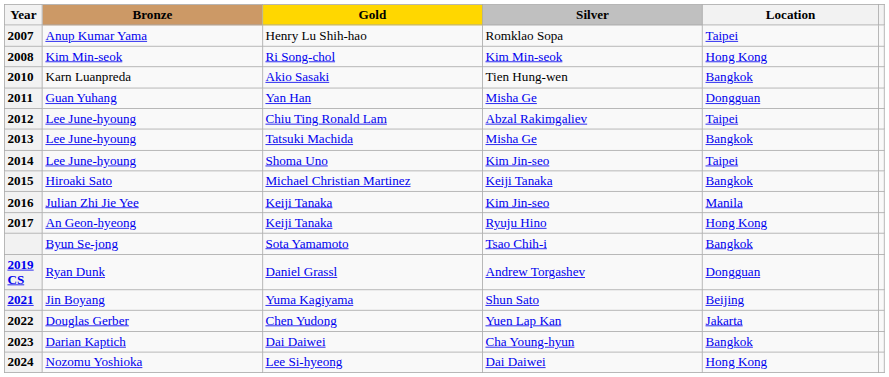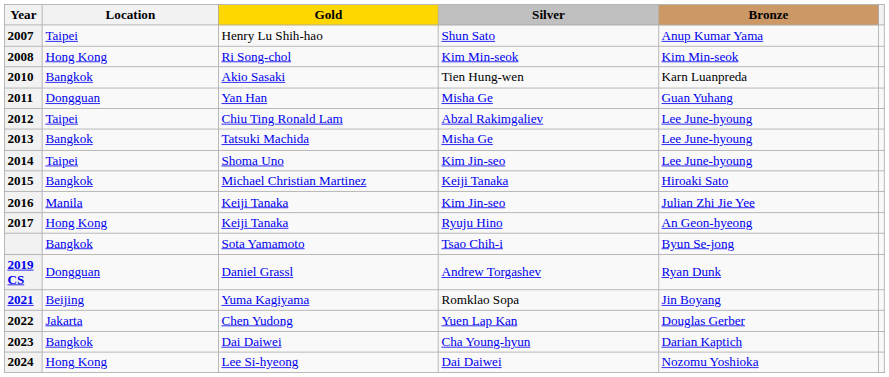columns swapped: (791, 14) <-> (152, 14)
(524, 35) Romklao Sopa -> (468, 35) Shun Sato
(512, 300) Shun Sato -> (480, 300) Romklao Sopa
